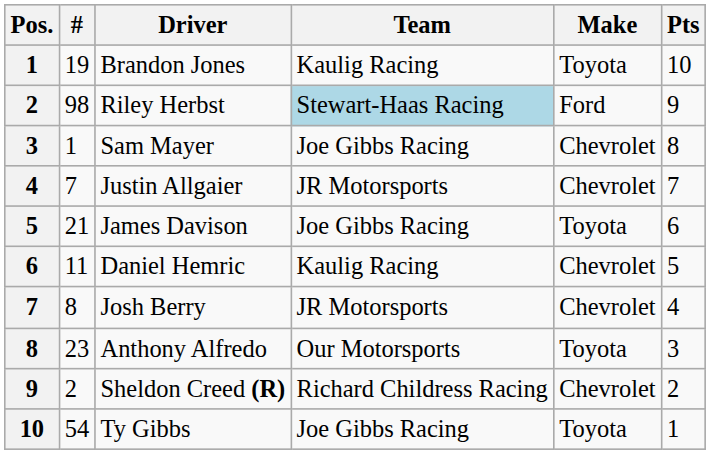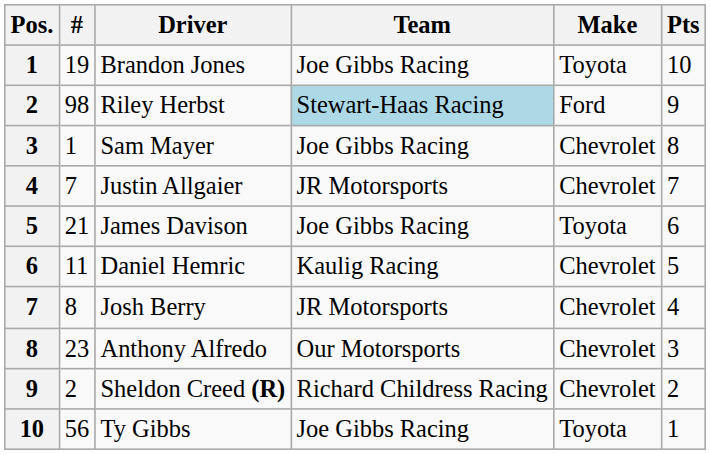(368, 65) Kaulig Racing -> (383, 65) Joe Gibbs Racing
(593, 347) Toyota -> (607, 347) Chevrolet
(77, 428) 54 -> (77, 428) 56
